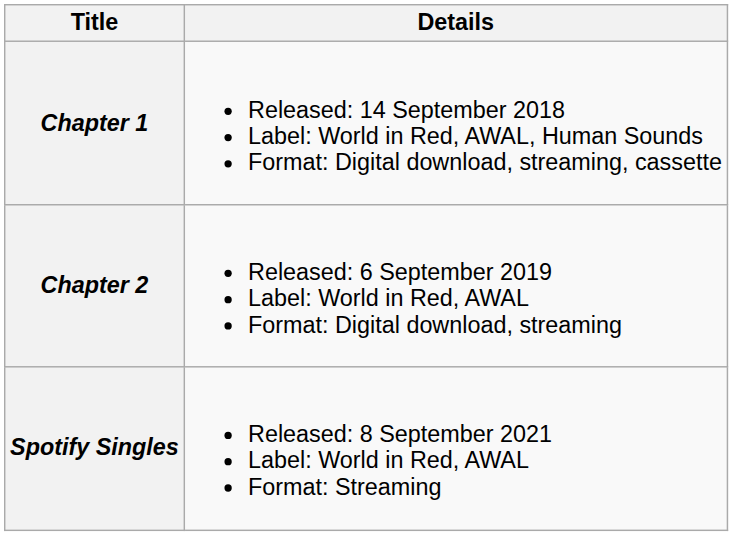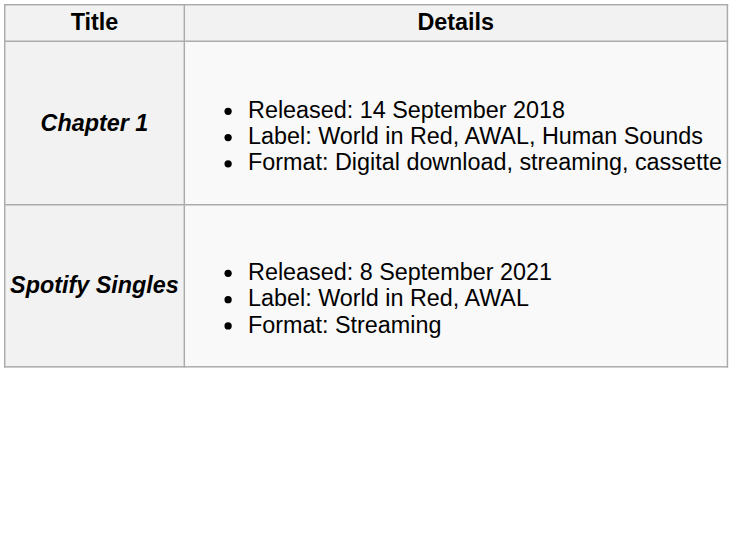- row: (94, 285)
